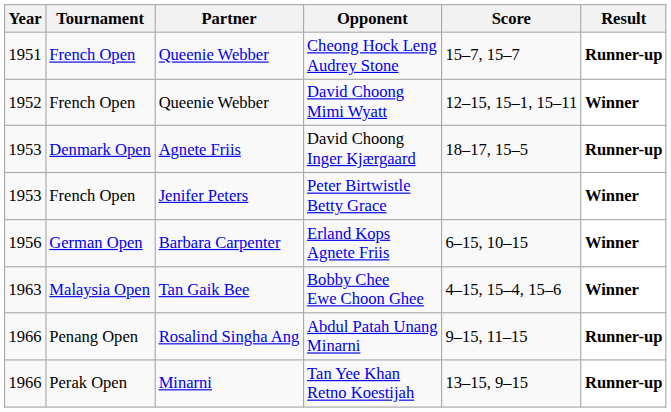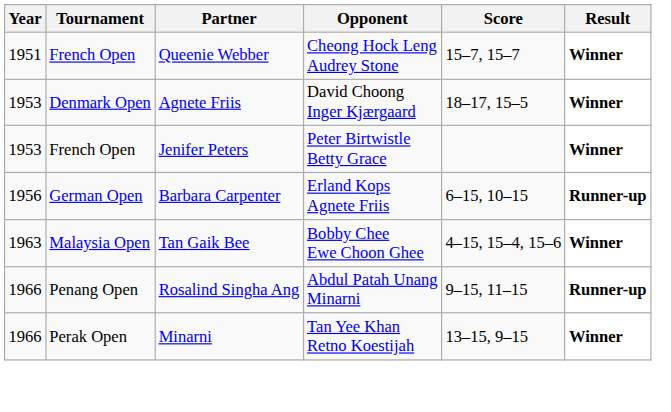(624, 55) Runner-up -> (596, 55) Winner
- row: (356, 102)
(624, 149) Runner-up -> (596, 102) Winner
(612, 243) Winner -> (608, 196) Runner-up
(624, 383) Runner-up -> (596, 336) Winner
